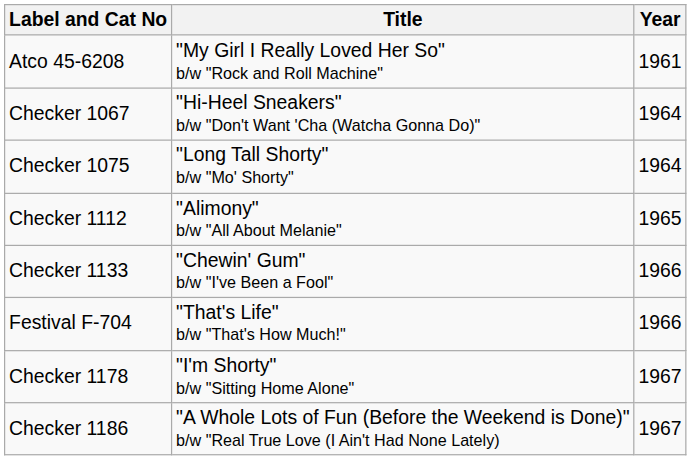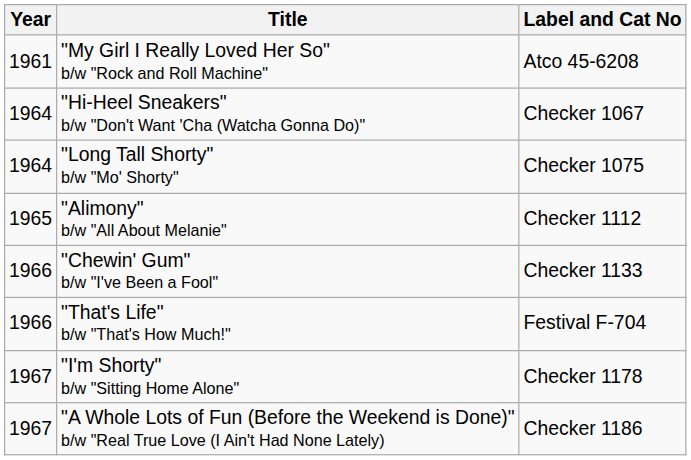columns swapped: (660, 19) <-> (88, 19)
